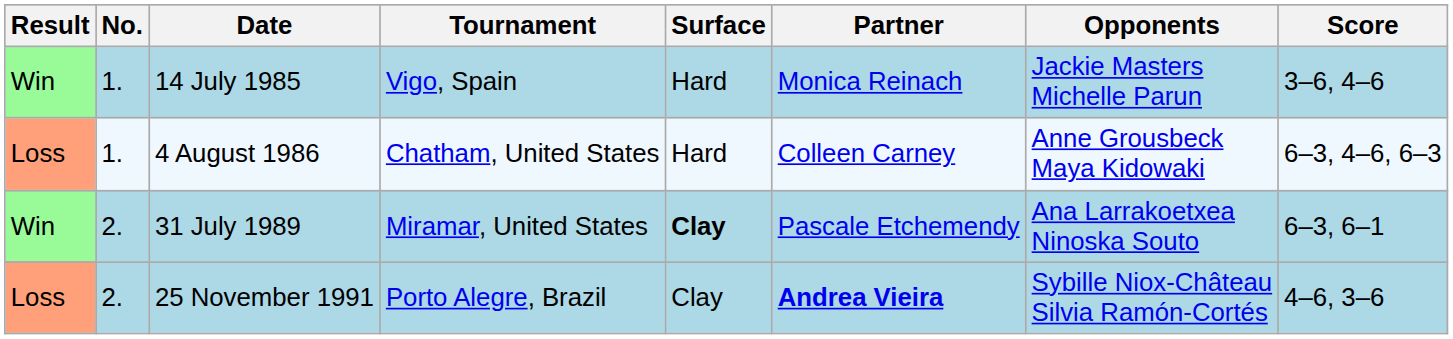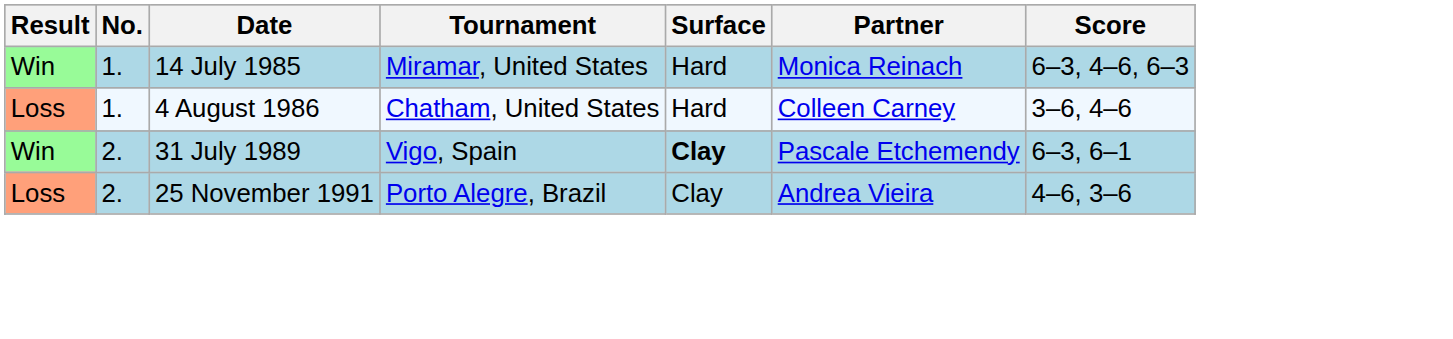- column: (1152, 24)
(452, 81) Vigo, Spain -> (517, 66) Miramar, United States
(1334, 81) 3–6, 4–6 -> (1110, 66) 6–3, 4–6, 6–3
(1363, 153) 6–3, 4–6, 6–3 -> (1082, 108) 3–6, 4–6
(517, 225) Miramar, United States -> (452, 150) Vigo, Spain
(861, 296) bold -> (856, 192) normal
